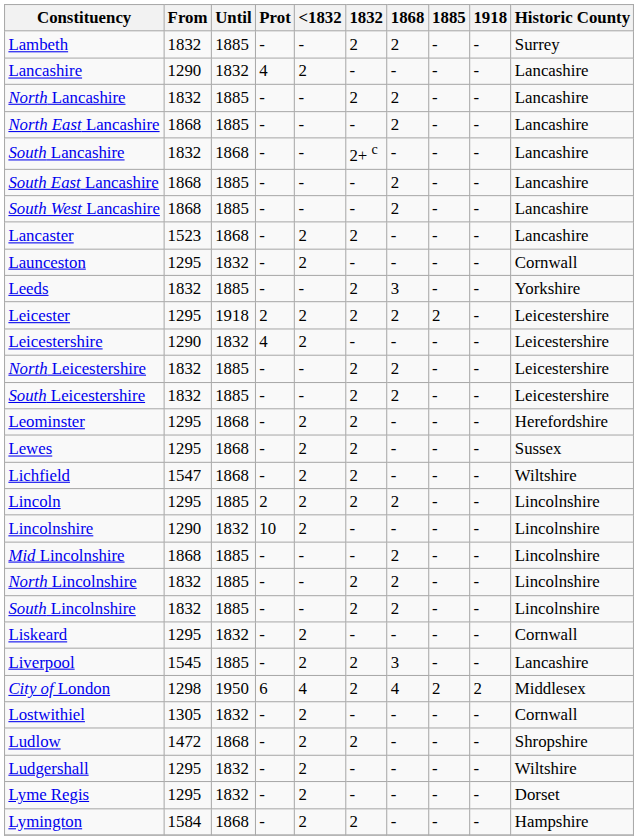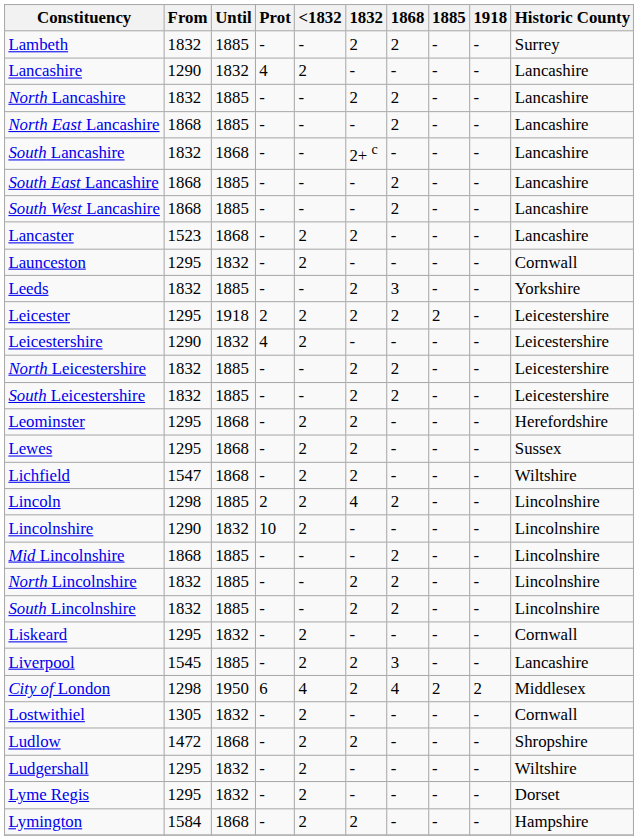(184, 501) 1295 -> (184, 501) 1298
(354, 501) 2 -> (354, 501) 4
